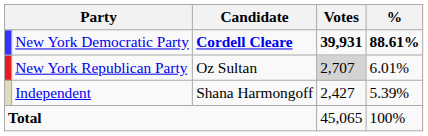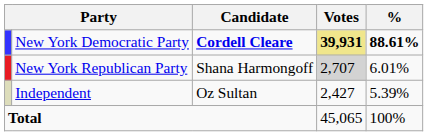(341, 42) no background -> (341, 42) khaki background
(227, 67) Oz Sultan -> (255, 67) Shana Harmongoff
(255, 93) Shana Harmongoff -> (227, 93) Oz Sultan
